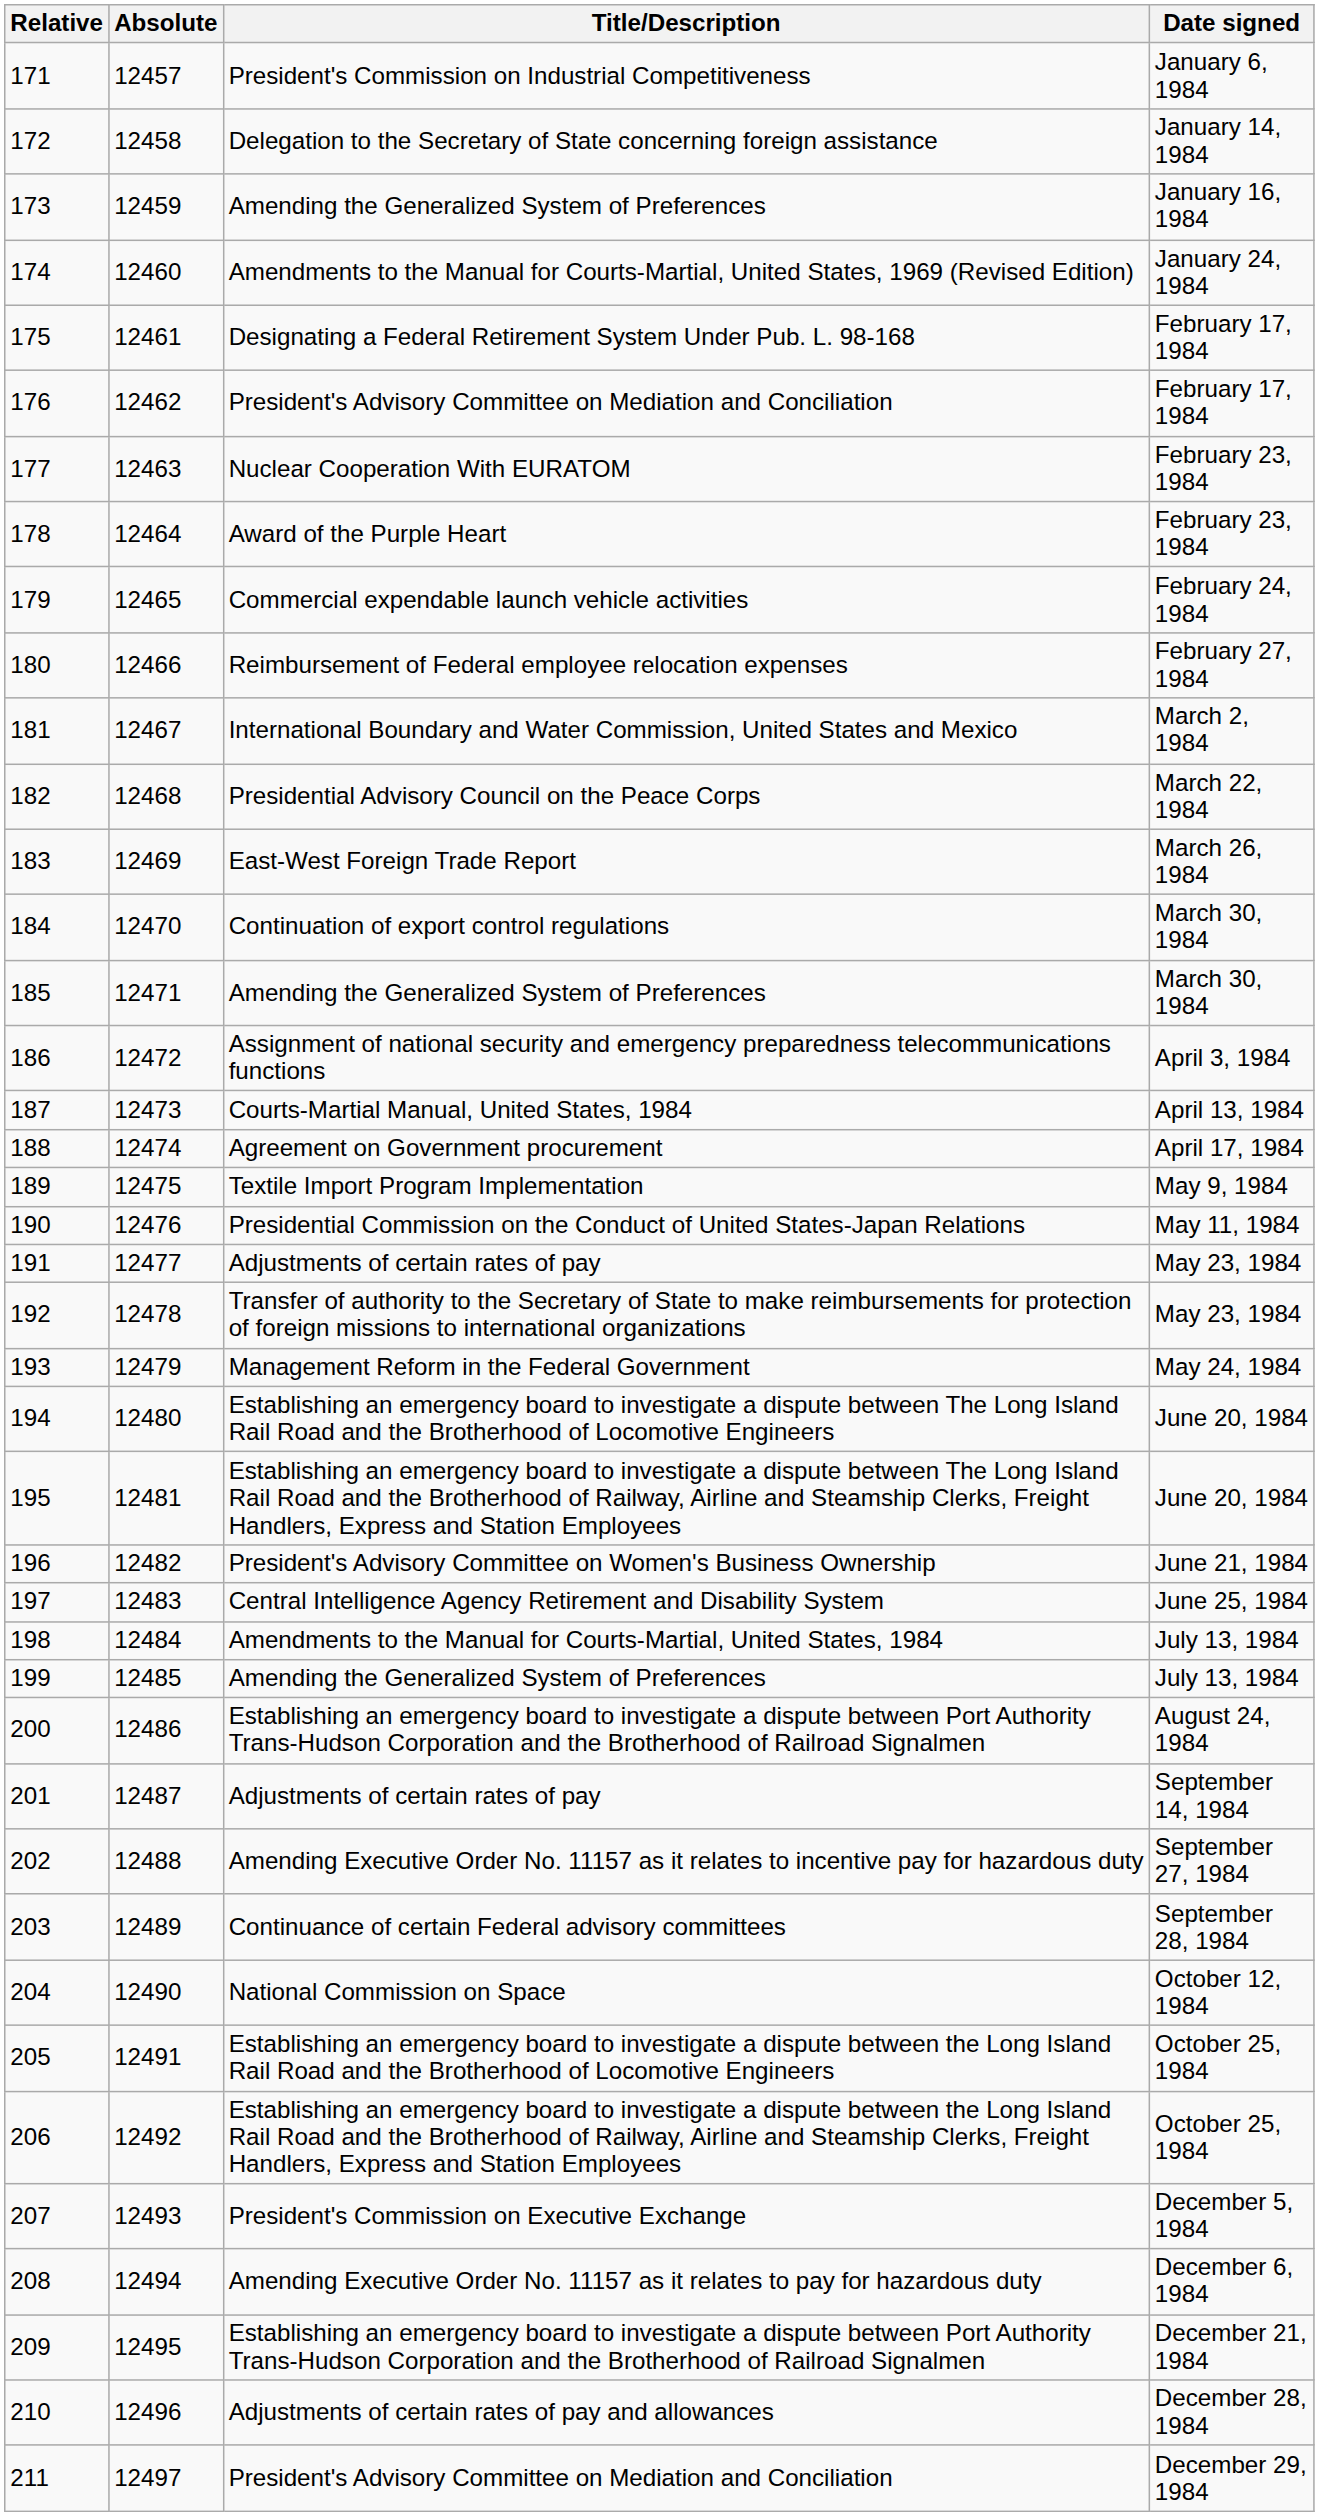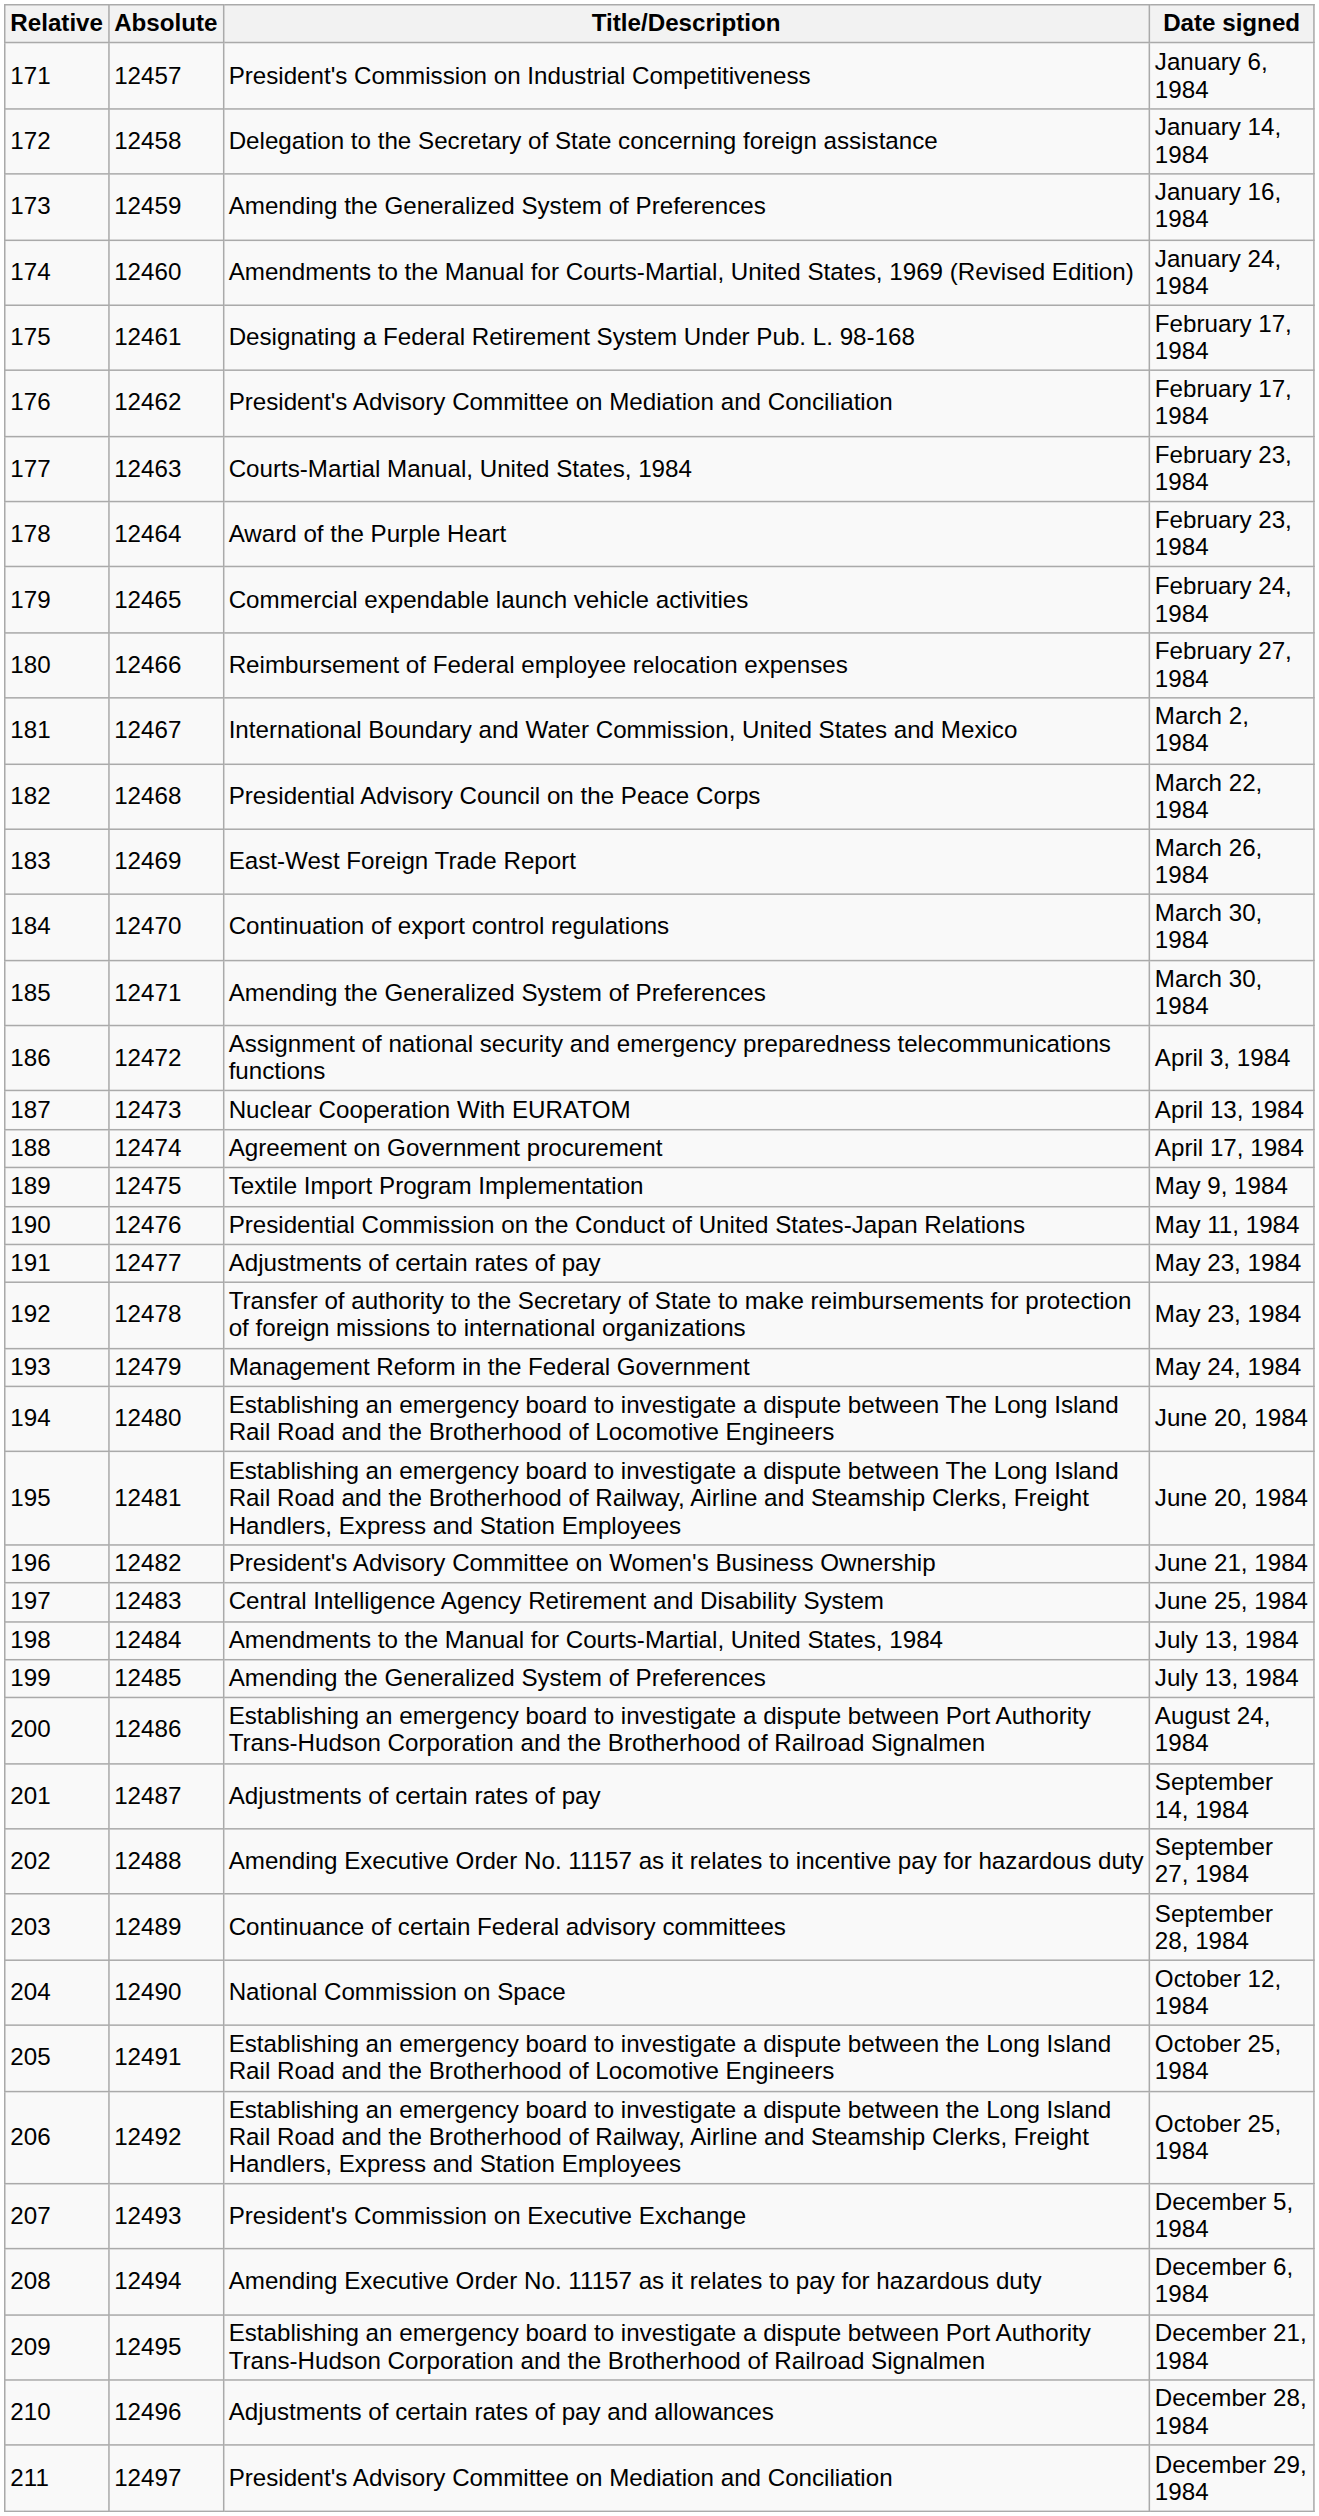(430, 468) Nuclear Cooperation With EURATOM -> (460, 468) Courts-Martial Manual, United States, 1984
(460, 1109) Courts-Martial Manual, United States, 1984 -> (430, 1109) Nuclear Cooperation With EURATOM
